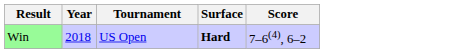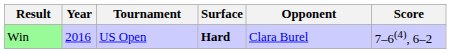+ column: (309, 14)
(78, 36) 2018 -> (78, 36) 2016
